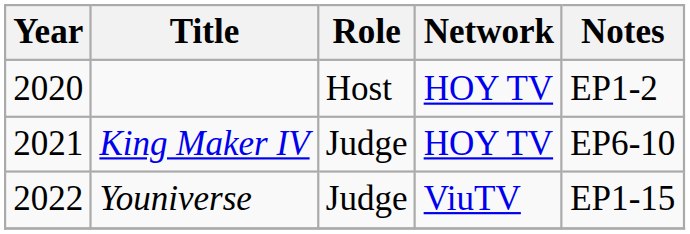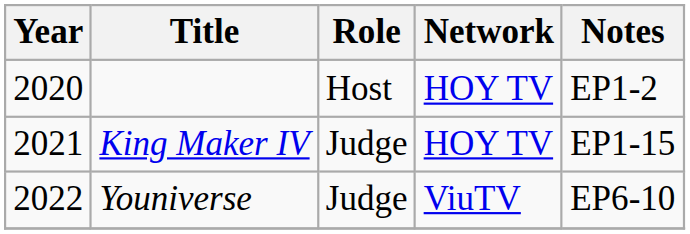(623, 143) EP6-10 -> (623, 143) EP1-15
(623, 198) EP1-15 -> (623, 198) EP6-10
